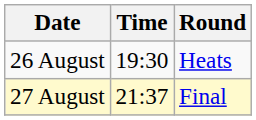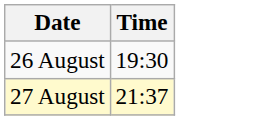- column: (213, 22)
